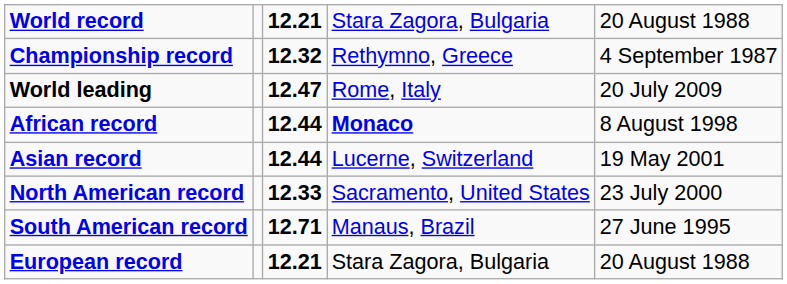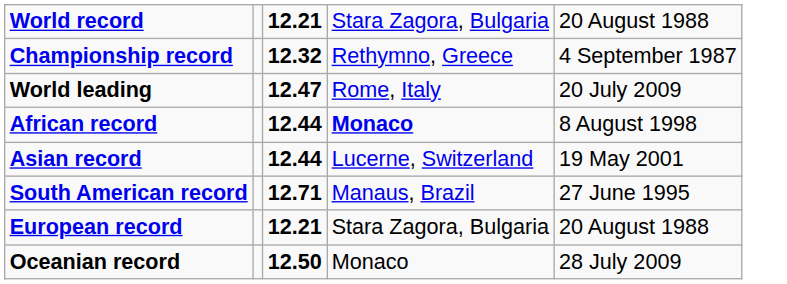- row: (127, 192)
+ row: (95, 261)
